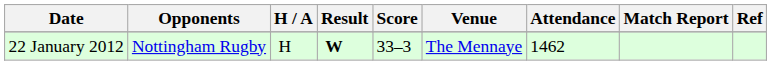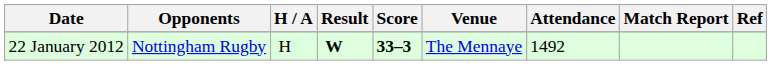(394, 45) normal -> (394, 45) bold
(548, 45) 1462 -> (548, 45) 1492
